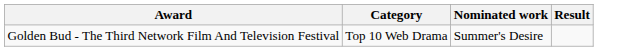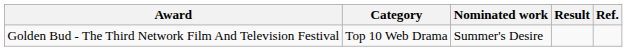+ column: (607, 14)
